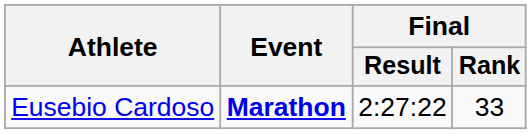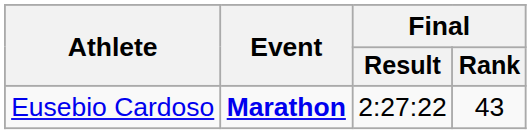(490, 108) 33 -> (490, 108) 43
